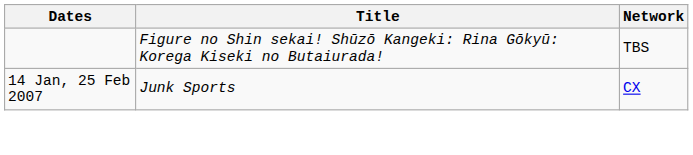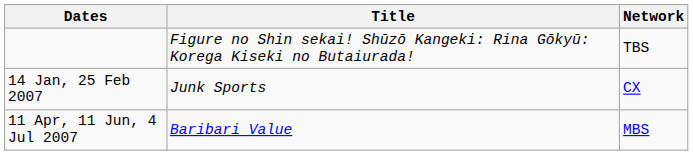+ row: (82, 130)
